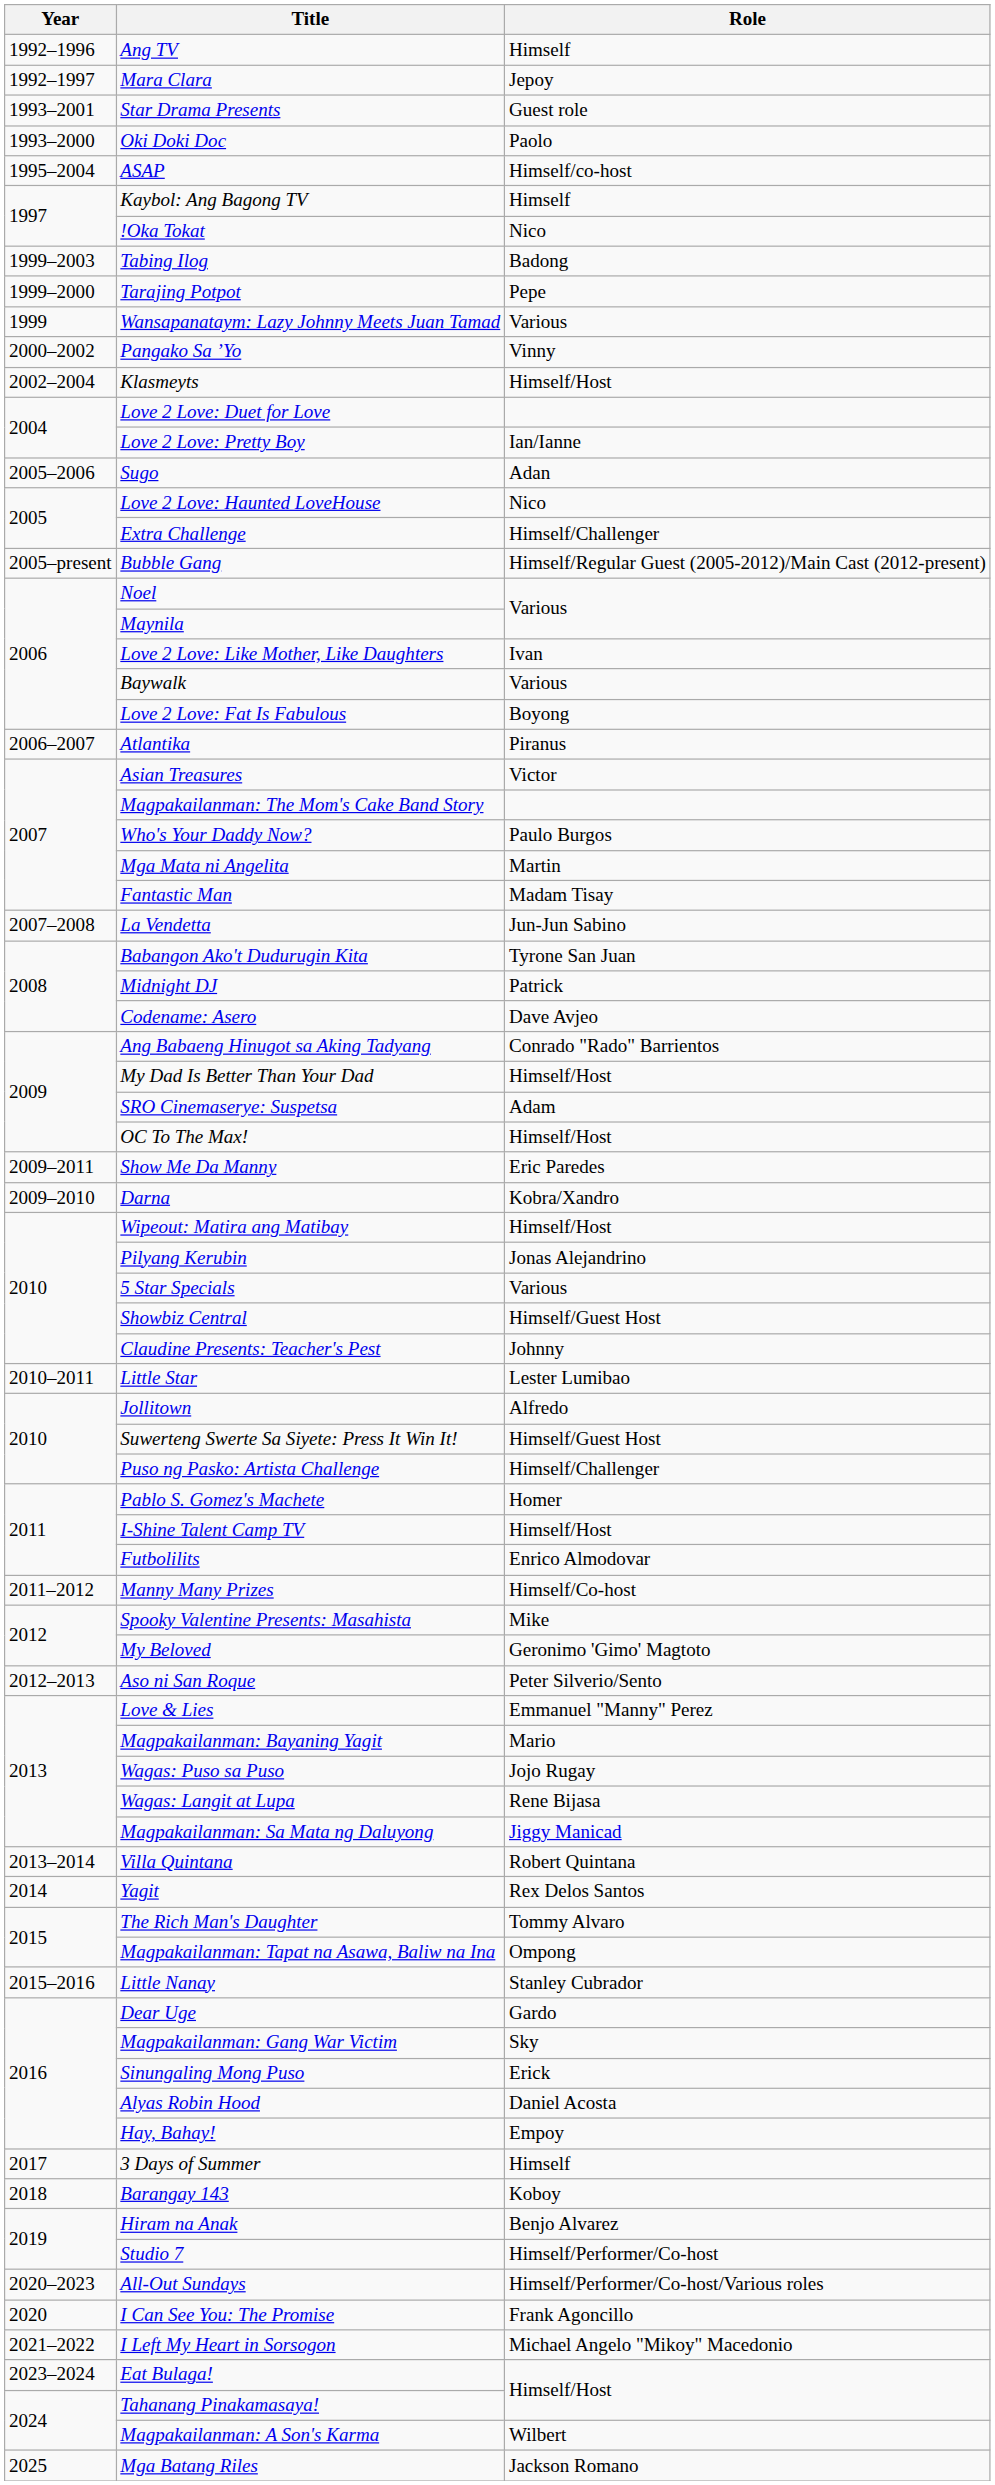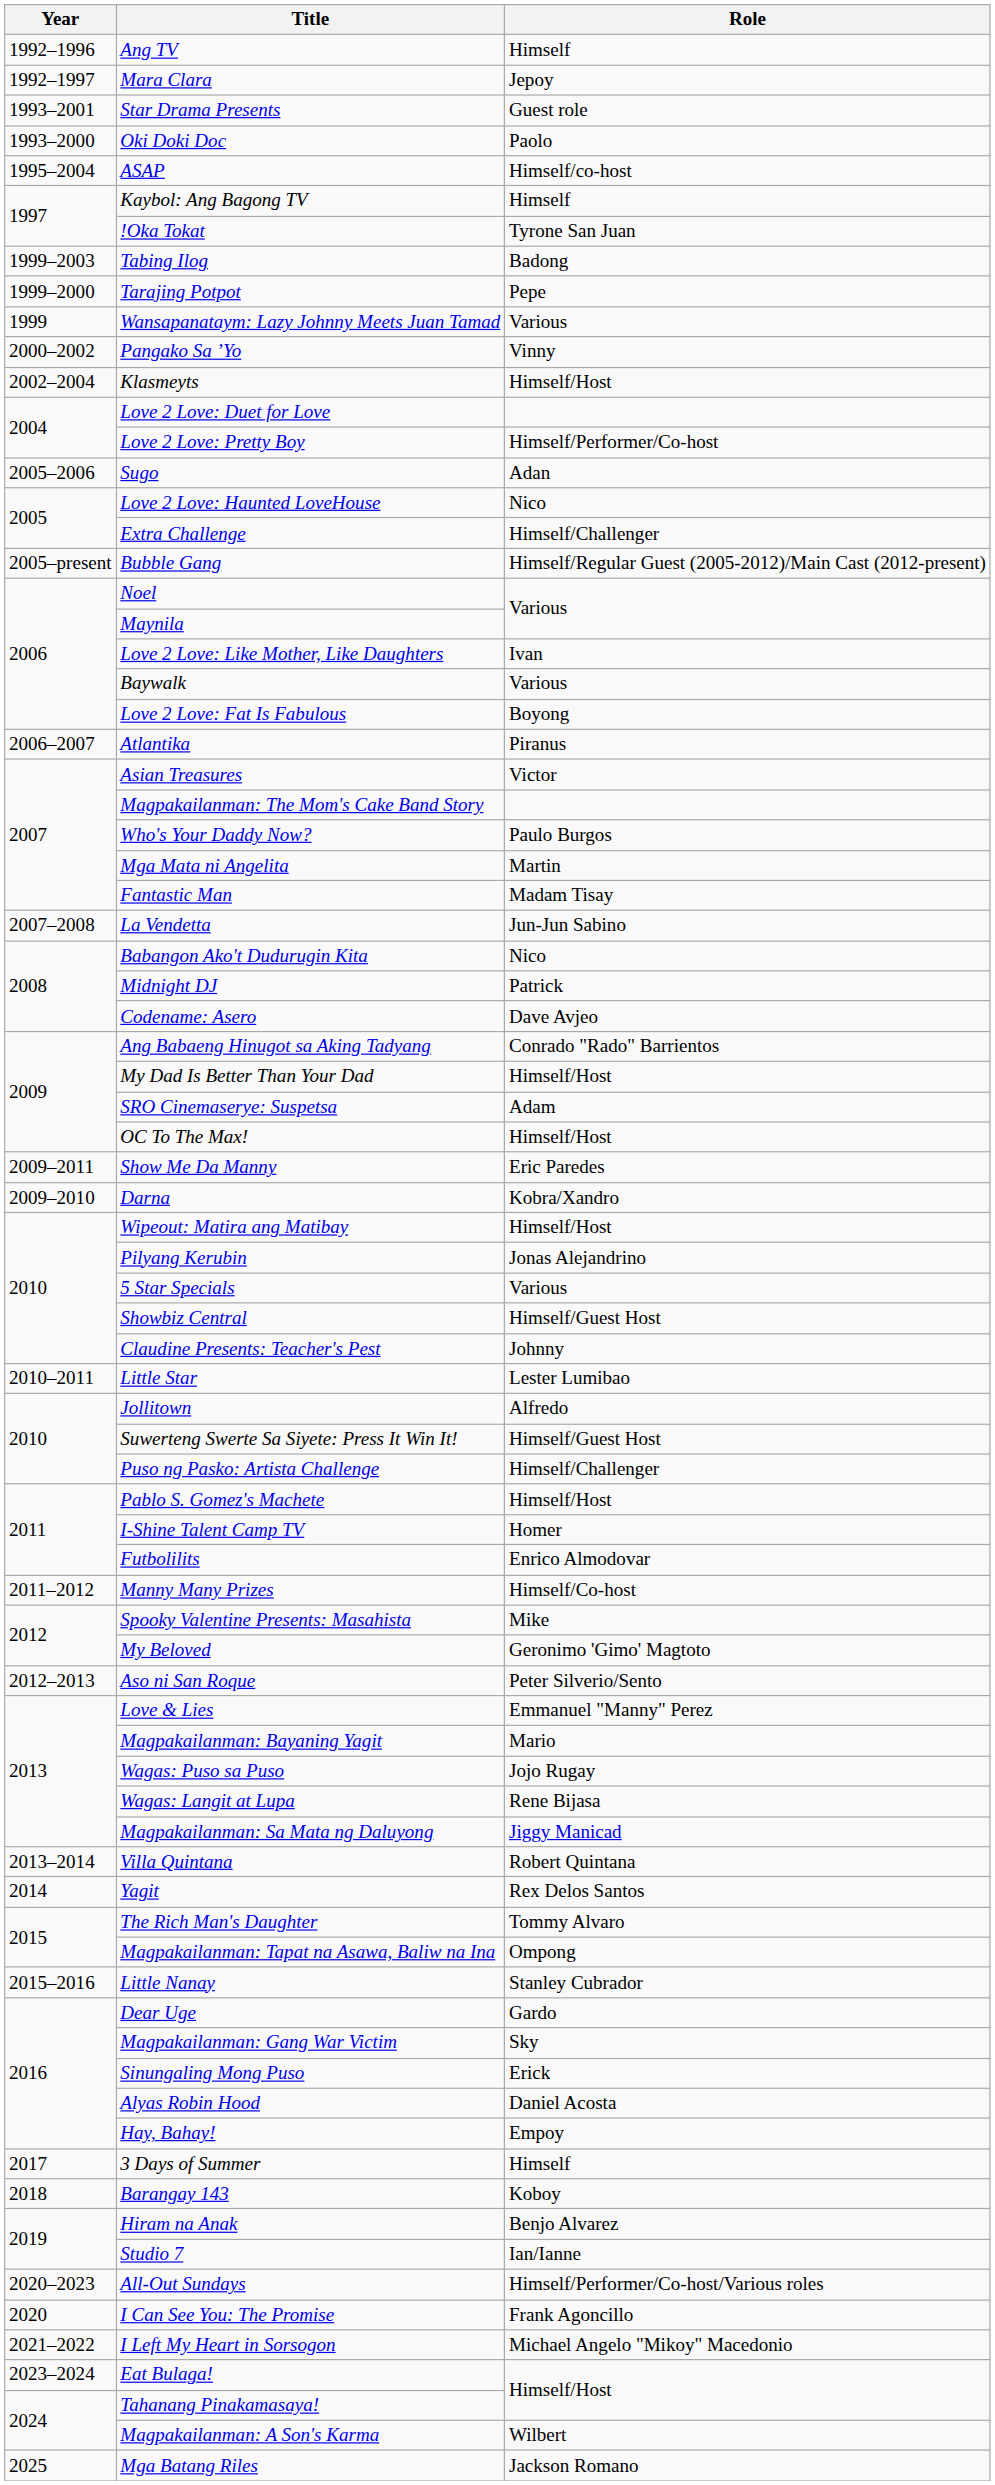(528, 230) Nico -> (572, 230) Tyrone San Juan
(545, 442) Ian/Ianne -> (614, 442) Himself/Performer/Co-host
(572, 955) Tyrone San Juan -> (528, 955) Nico
(535, 1499) Homer -> (560, 1499) Himself/Host
(560, 1529) Himself/Host -> (535, 1529) Homer
(614, 2254) Himself/Performer/Co-host -> (545, 2254) Ian/Ianne
